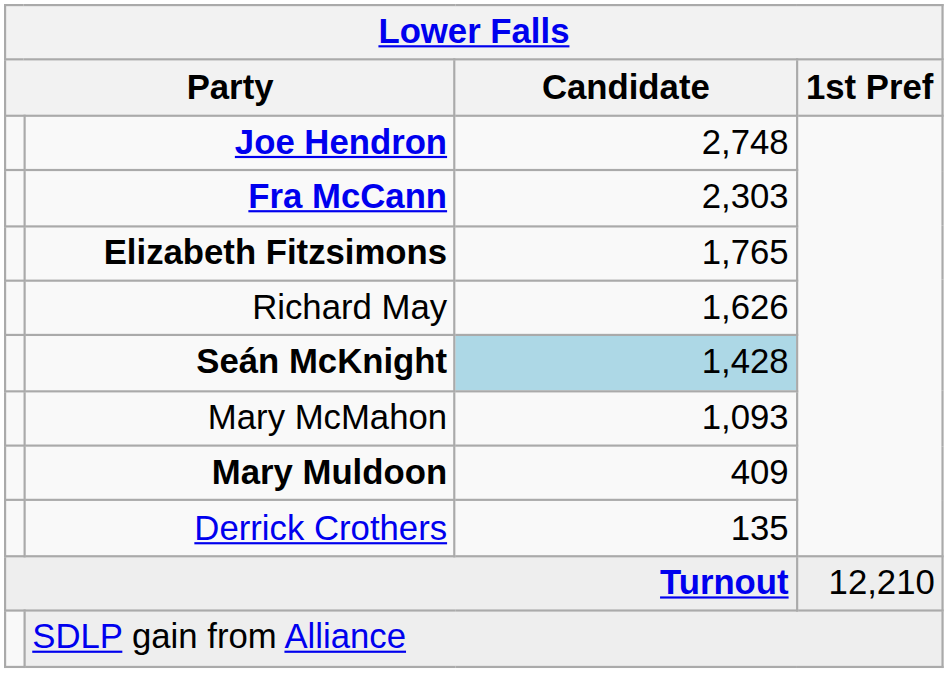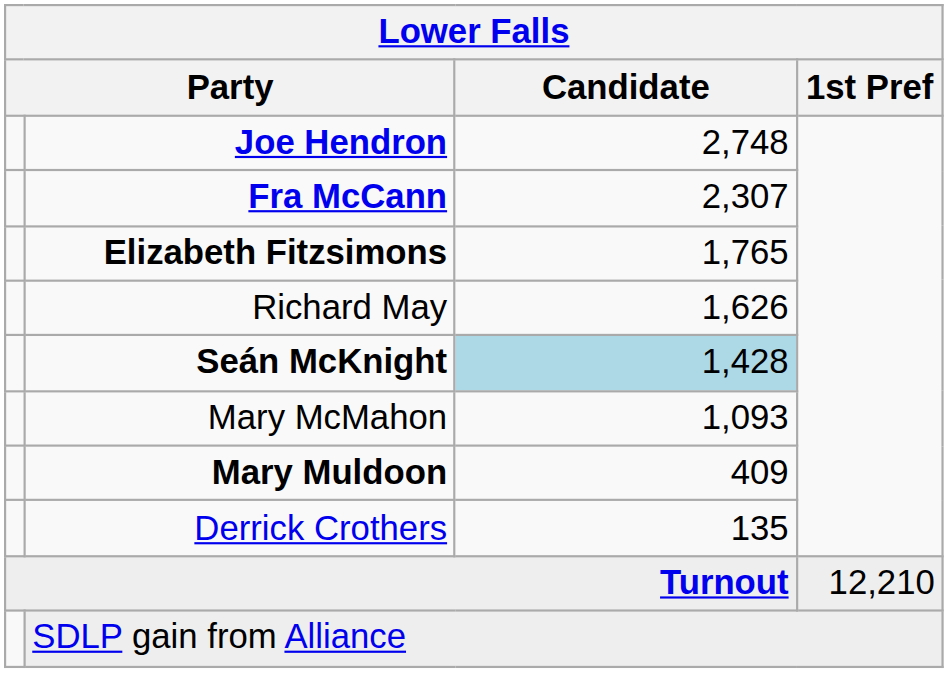(745, 197) 2,303 -> (745, 197) 2,307
